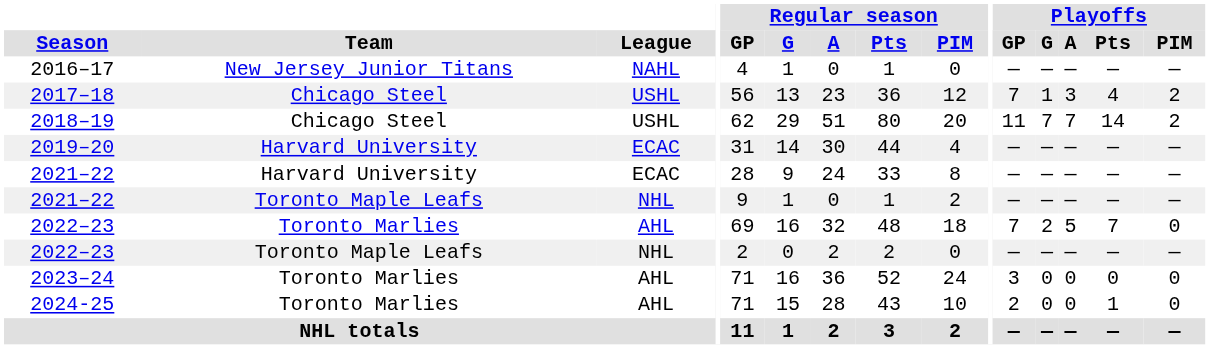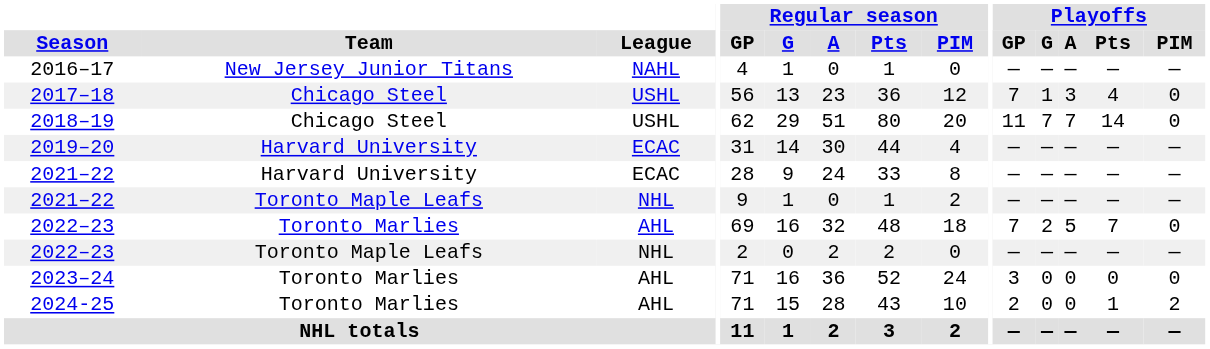(1174, 96) 2 -> (1174, 96) 0
(1174, 122) 2 -> (1174, 122) 0
(1174, 305) 0 -> (1174, 305) 2
